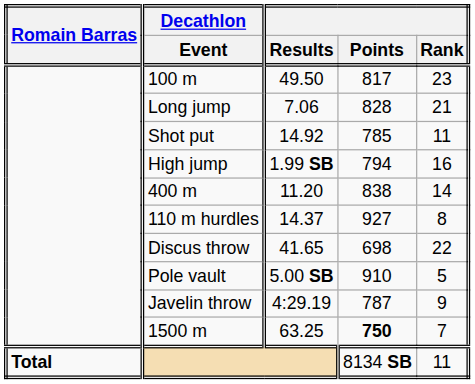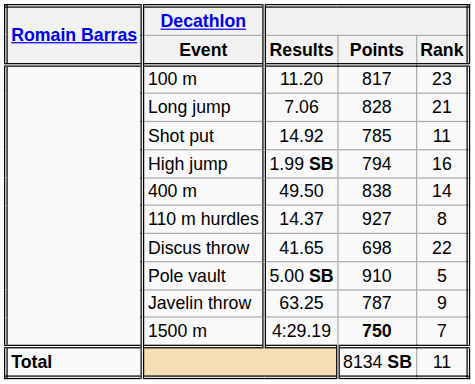(302, 80) 49.50 -> (302, 80) 11.20
(302, 192) 11.20 -> (302, 192) 49.50
(302, 304) 4:29.19 -> (302, 304) 63.25
(302, 332) 63.25 -> (302, 332) 4:29.19
